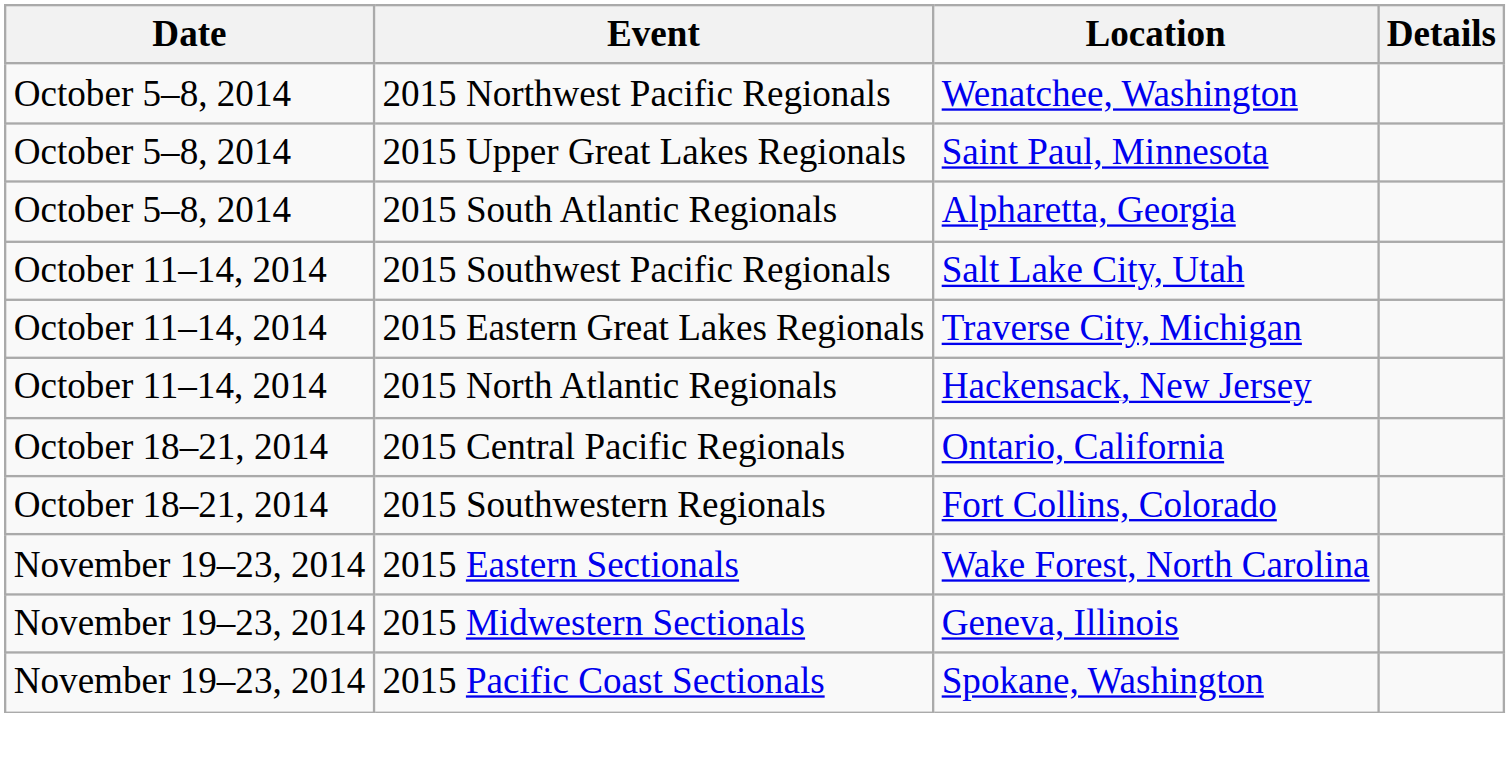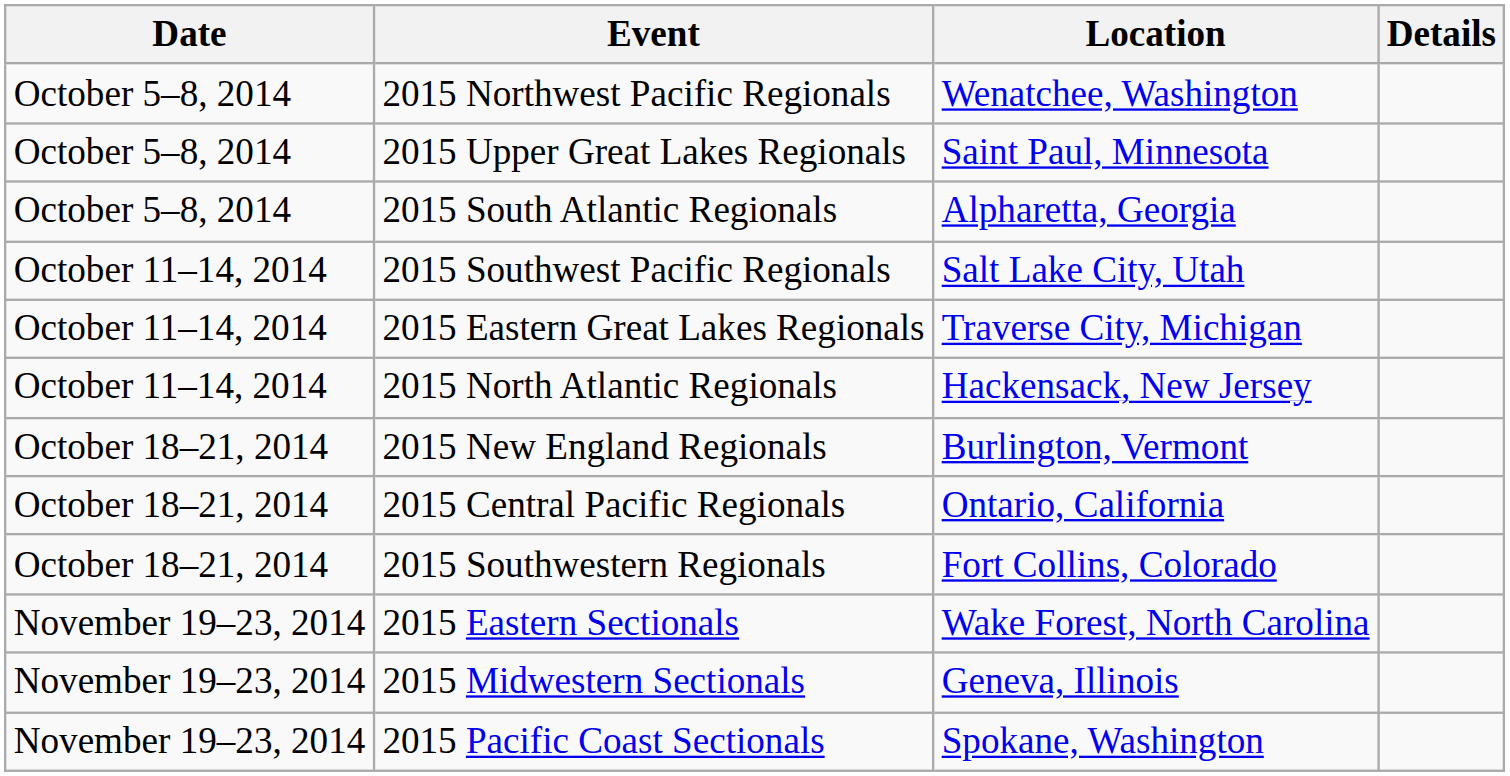+ row: (605, 446)
